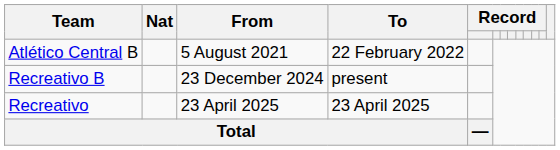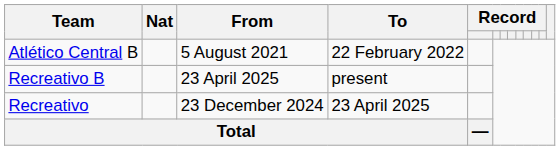(252, 78) 23 December 2024 -> (230, 78) 23 April 2025
(230, 105) 23 April 2025 -> (252, 105) 23 December 2024
